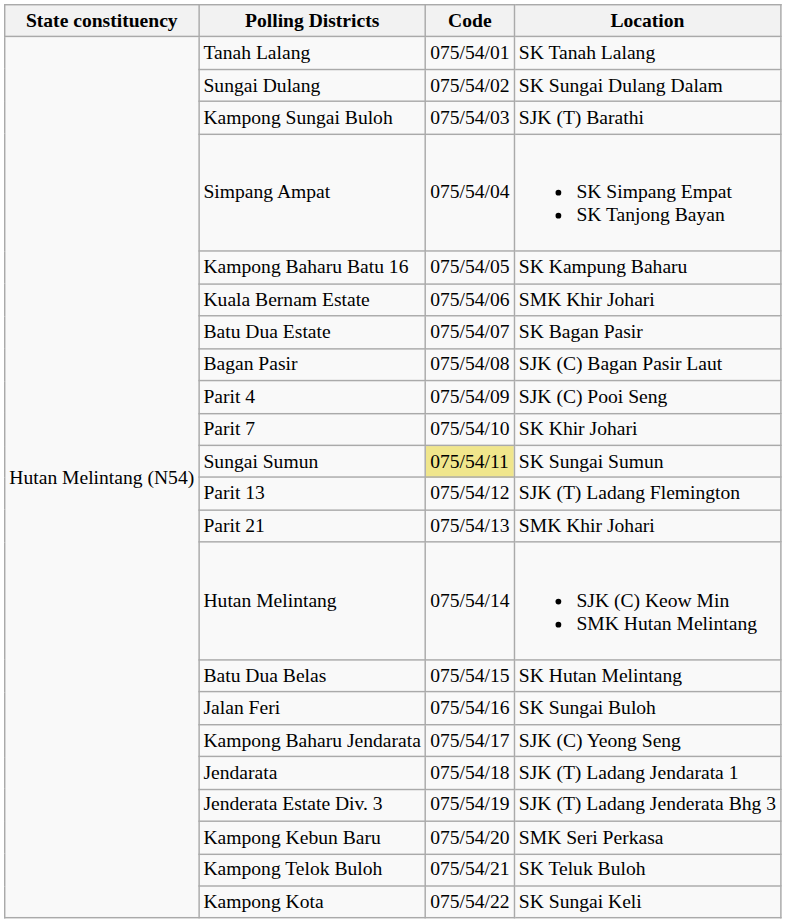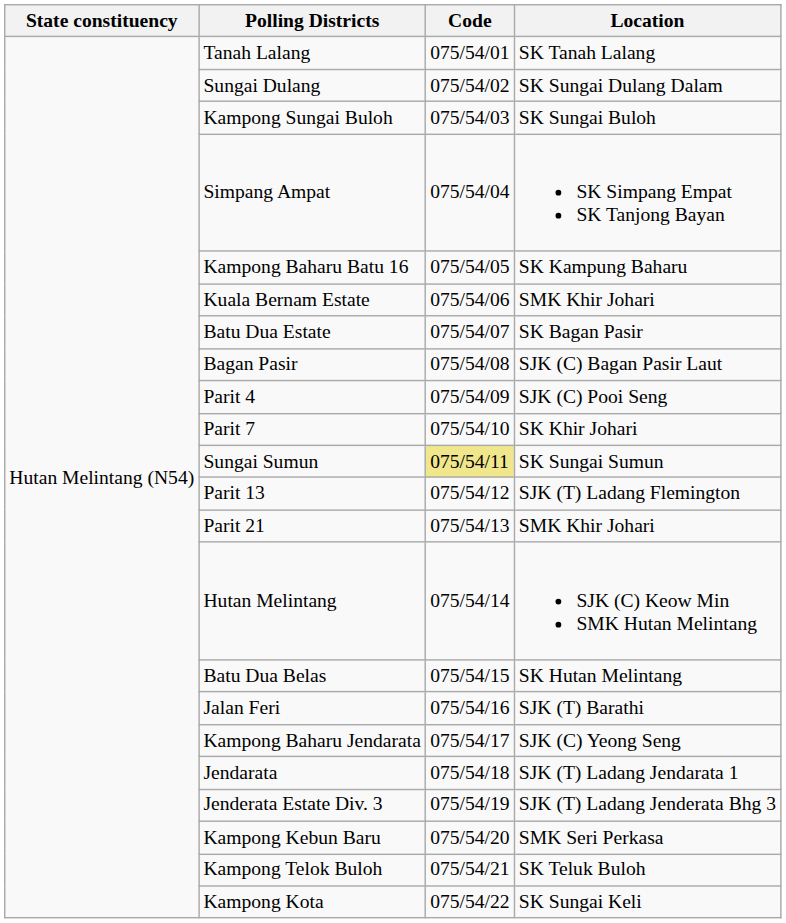(581, 117) SJK (T) Barathi -> (587, 117) SK Sungai Buloh
(587, 707) SK Sungai Buloh -> (581, 707) SJK (T) Barathi
